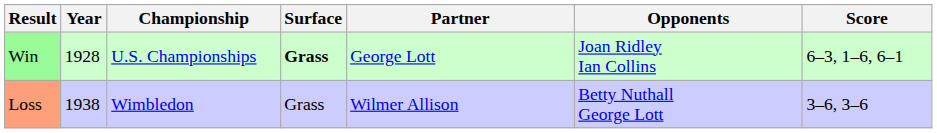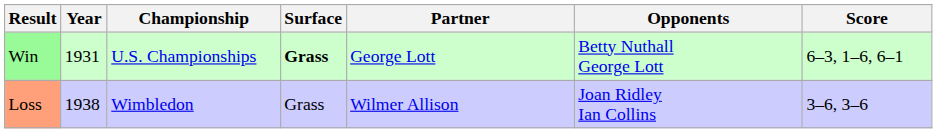(82, 56) 1928 -> (82, 56) 1931
(620, 56) Joan Ridley Ian Collins -> (626, 56) Betty Nuthall George Lott
(626, 103) Betty Nuthall George Lott -> (620, 103) Joan Ridley Ian Collins
